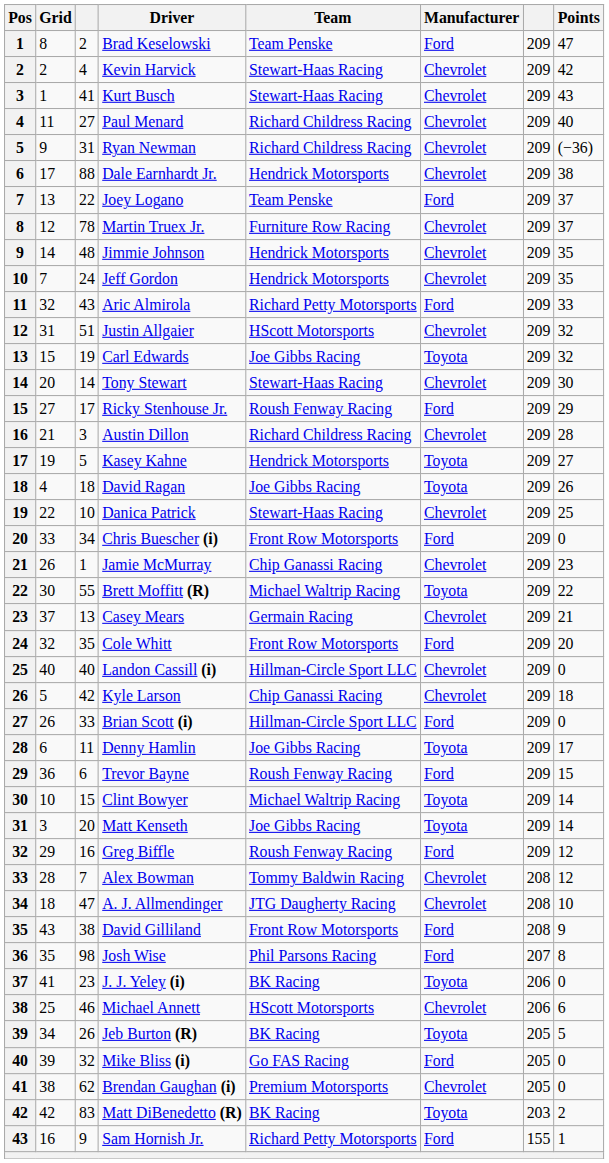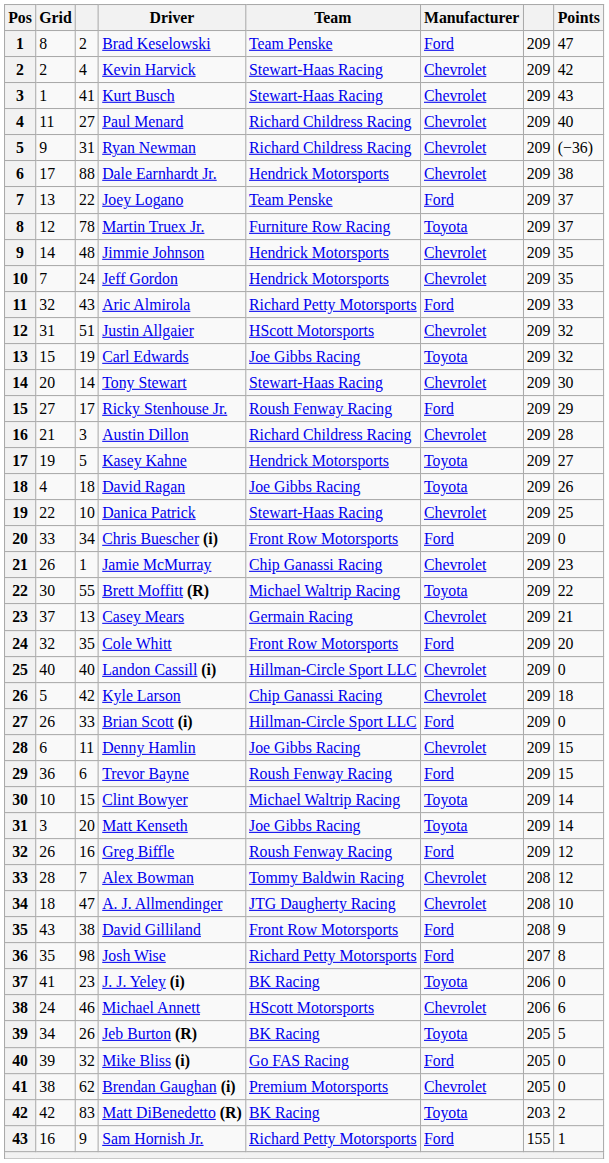(455, 226) Chevrolet -> (446, 226) Toyota
(446, 747) Toyota -> (455, 747) Chevrolet
(566, 747) 17 -> (566, 747) 15
(47, 851) 29 -> (47, 851) 26
(313, 956) Phil Parsons Racing -> (333, 956) Richard Petty Motorsports
(47, 1008) 25 -> (47, 1008) 24
